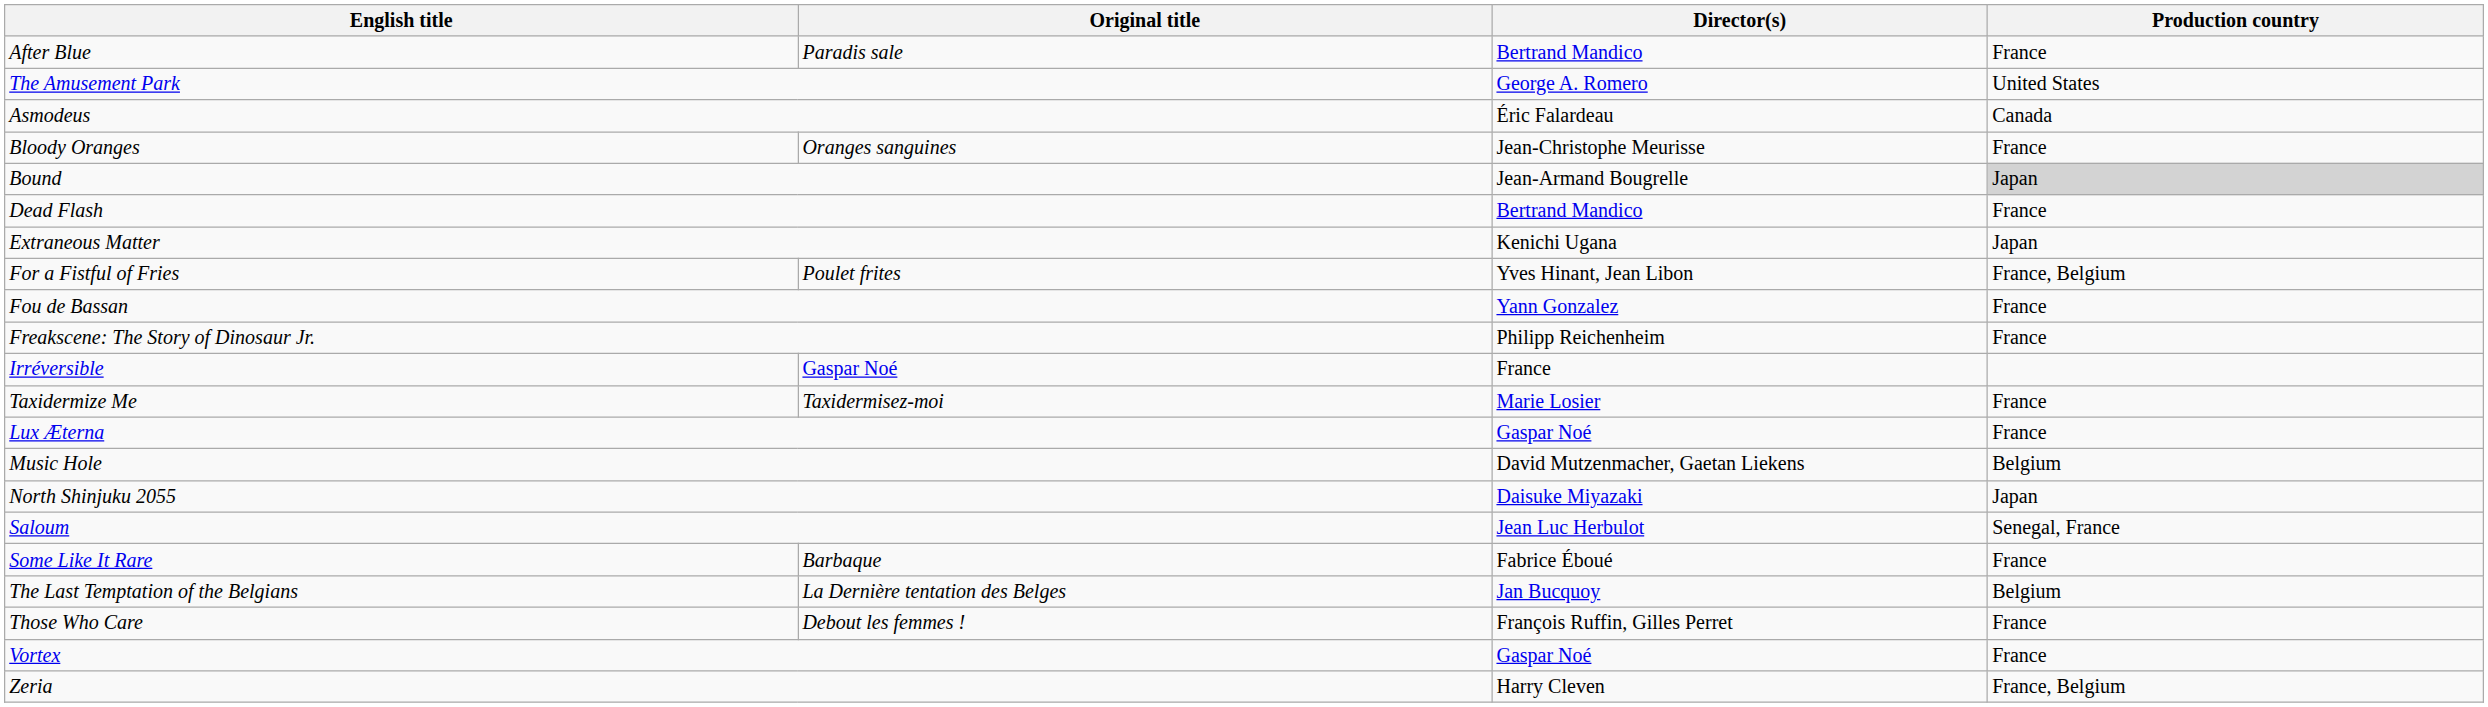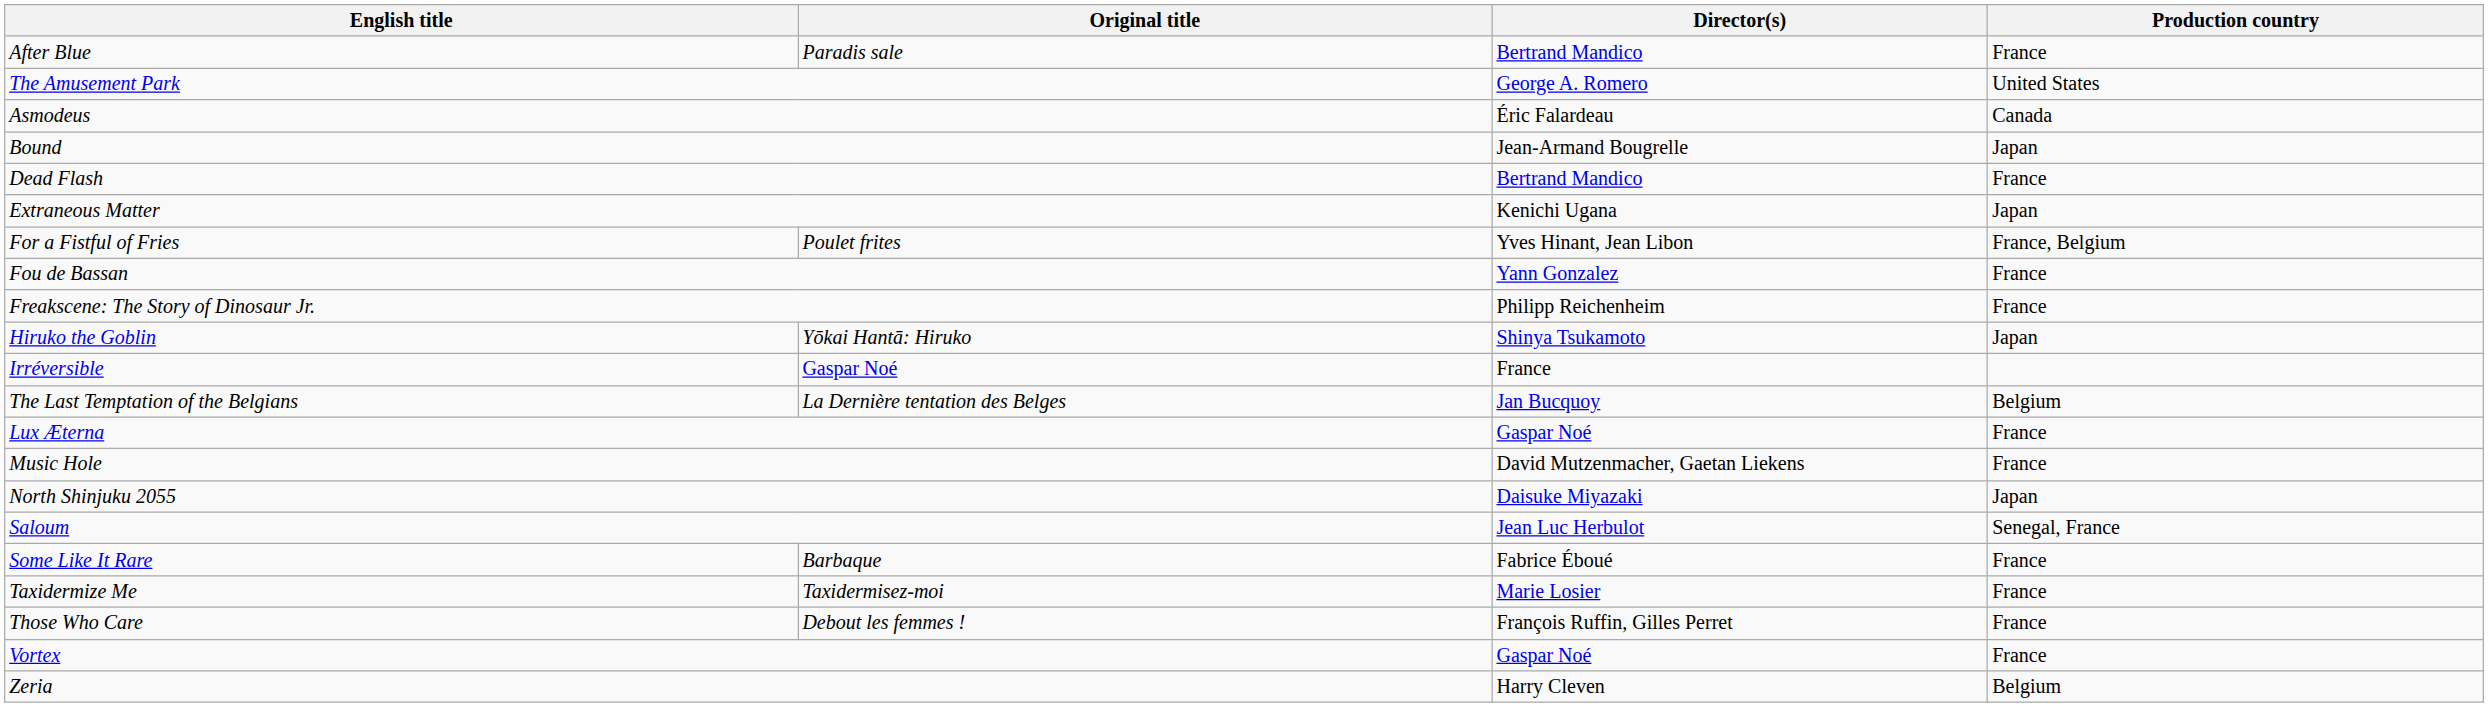- row: (75, 147)
(2015, 178) lightgrey background -> (2015, 147) no background
+ row: (83, 337)
rows swapped: (154, 591) <-> (73, 400)
(2027, 464) Belgium -> (2019, 464) France
(2059, 686) France, Belgium -> (2027, 686) Belgium
